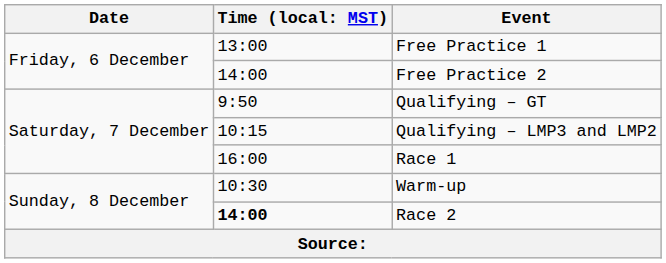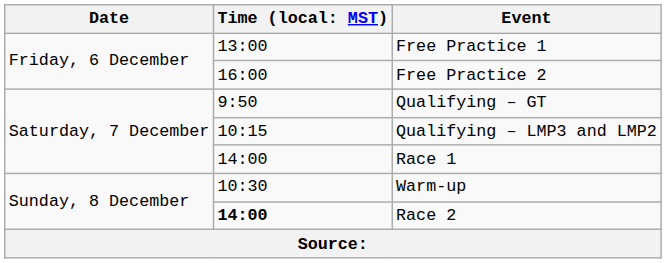(243, 75) 14:00 -> (243, 75) 16:00
(243, 159) 16:00 -> (243, 159) 14:00
